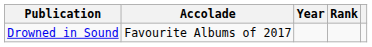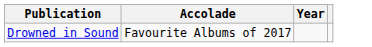- column: (344, 14)
